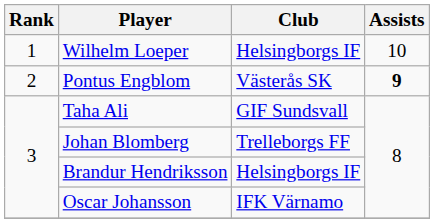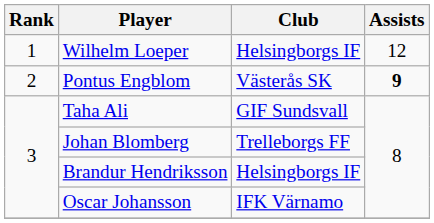(397, 50) 10 -> (397, 50) 12
